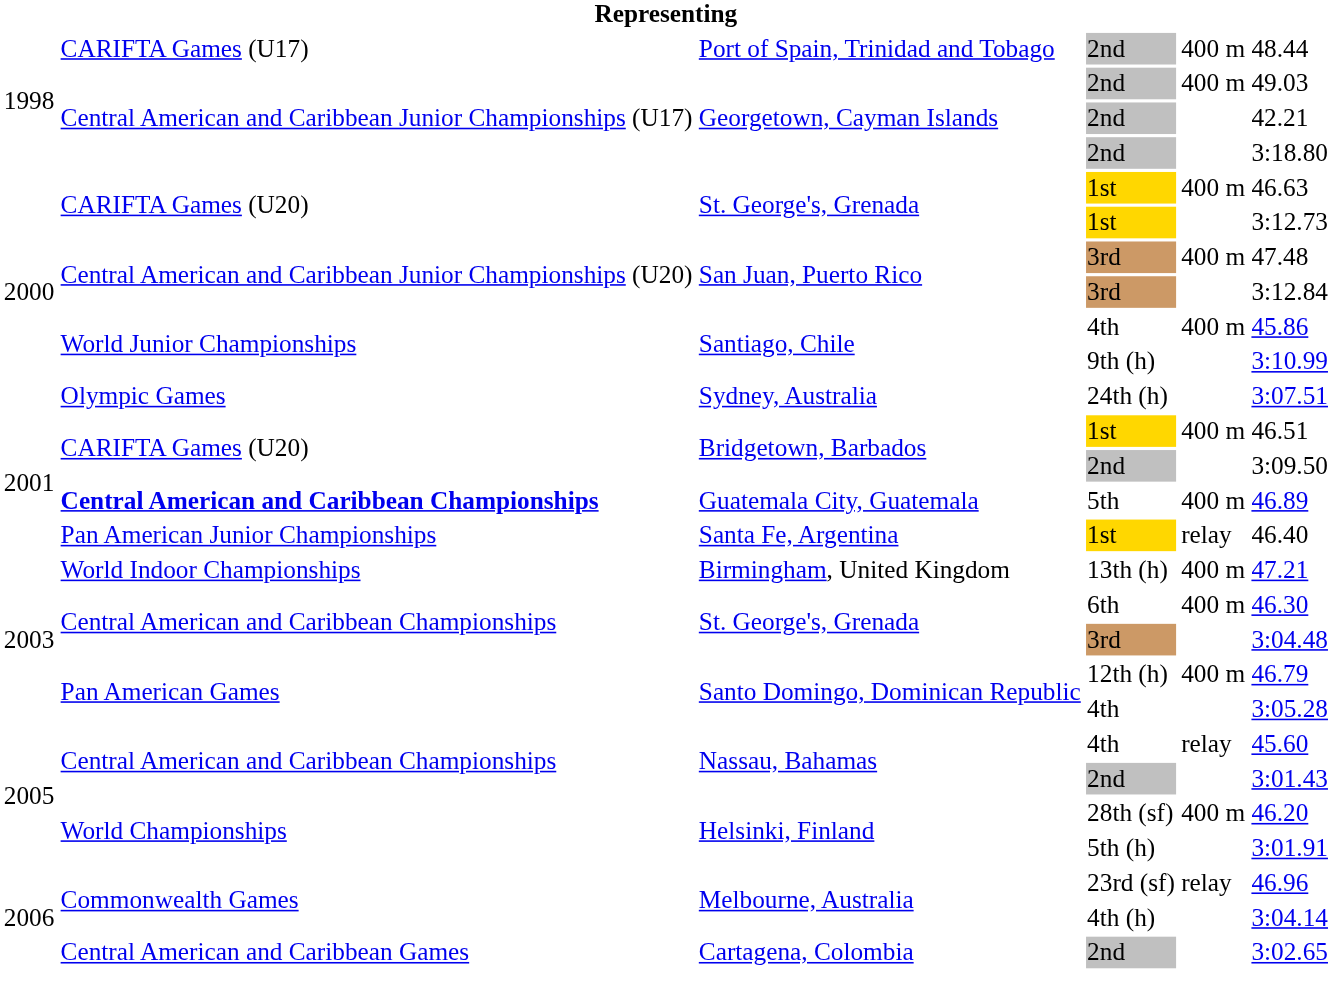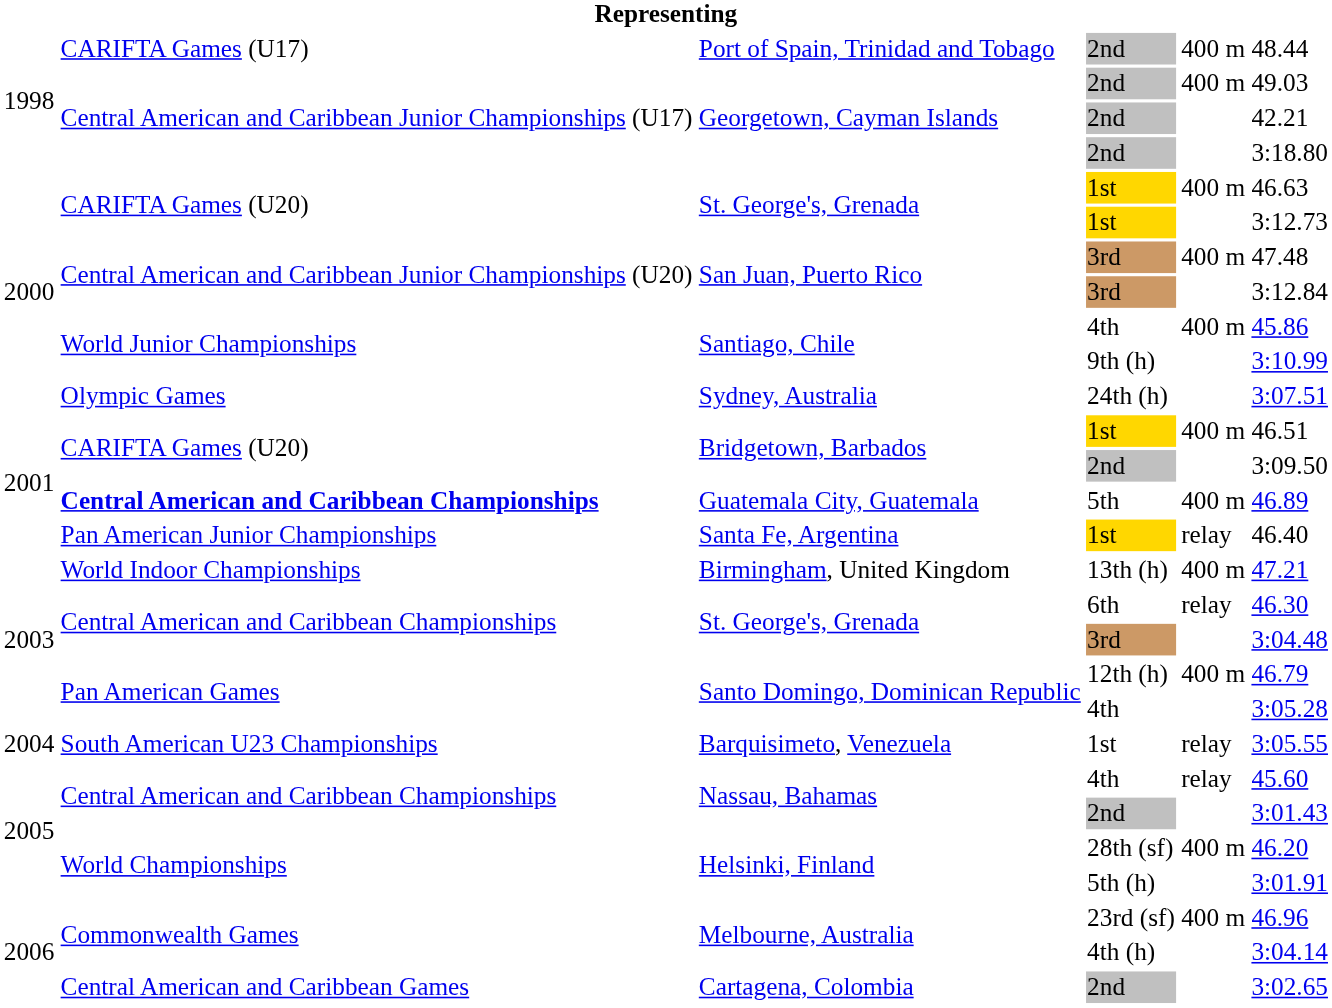(1213, 604) 400 m -> (1206, 604) relay
+ row: (825, 743)
(1206, 882) relay -> (1213, 917) 400 m
